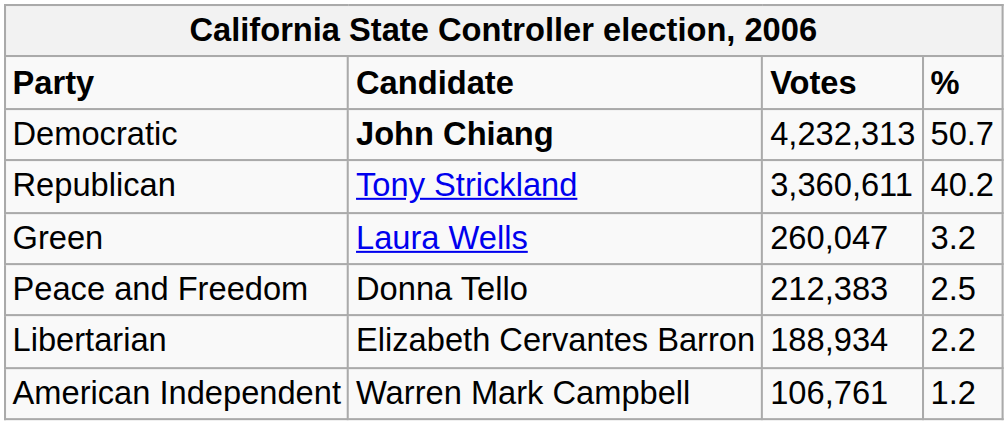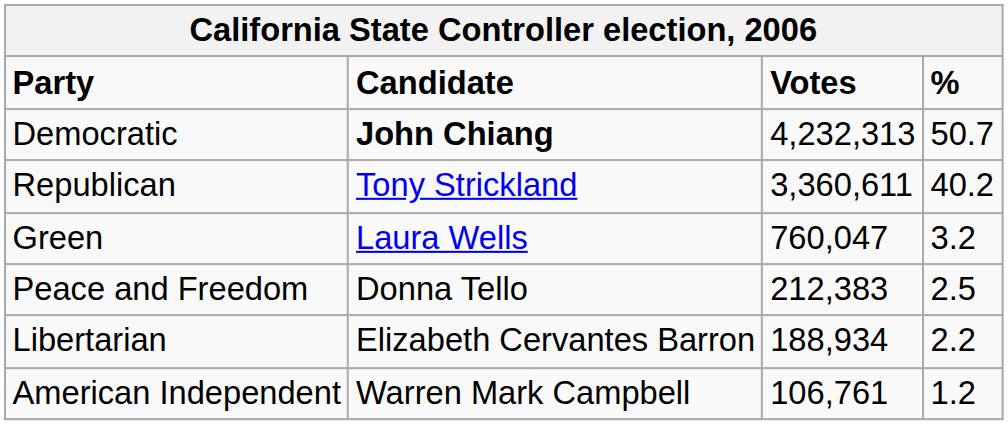(829, 237) 260,047 -> (829, 237) 760,047
